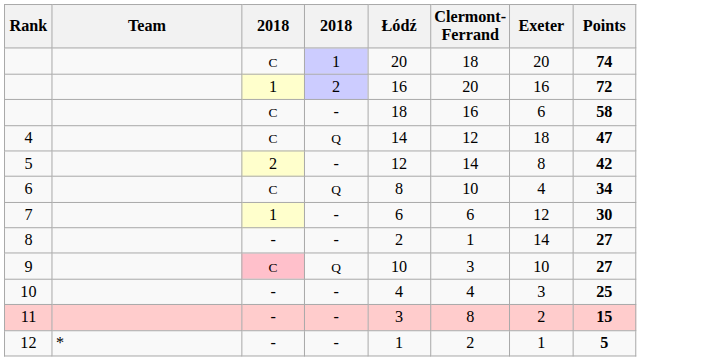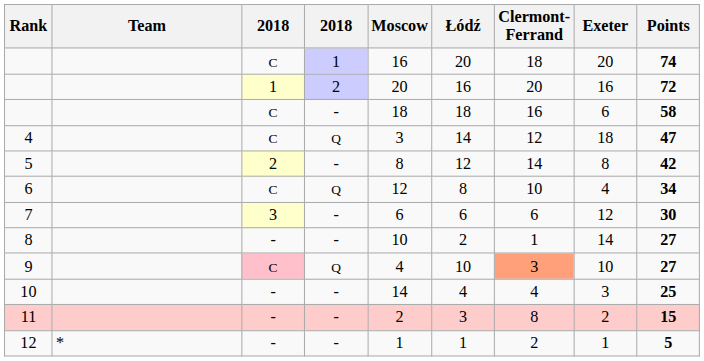+ column: (400, 26)
(273, 214) 1 -> (273, 214) 3
(470, 266) no background -> (534, 266) lightsalmon background
